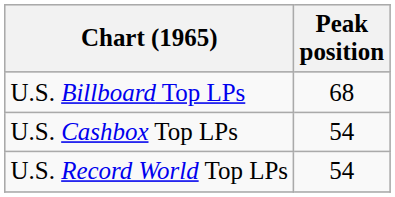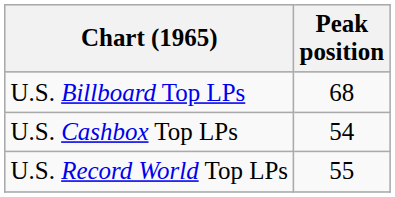(342, 171) 54 -> (342, 171) 55
